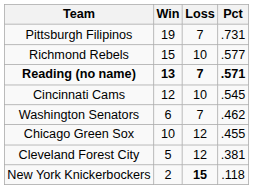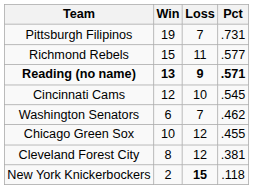(200, 54) 10 -> (200, 54) 11
(200, 74) 7 -> (200, 74) 9
(168, 154) 5 -> (168, 154) 8
